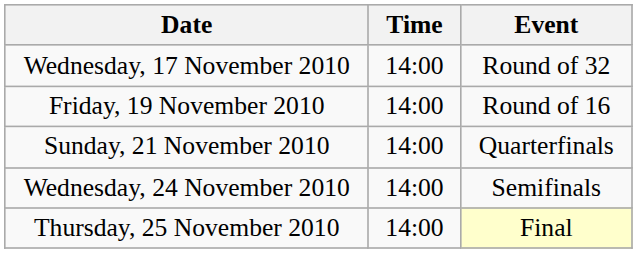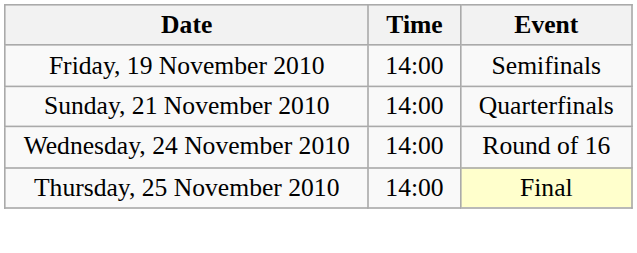- row: (187, 65)
(546, 106) Round of 16 -> (546, 65) Semifinals
(546, 187) Semifinals -> (546, 146) Round of 16
